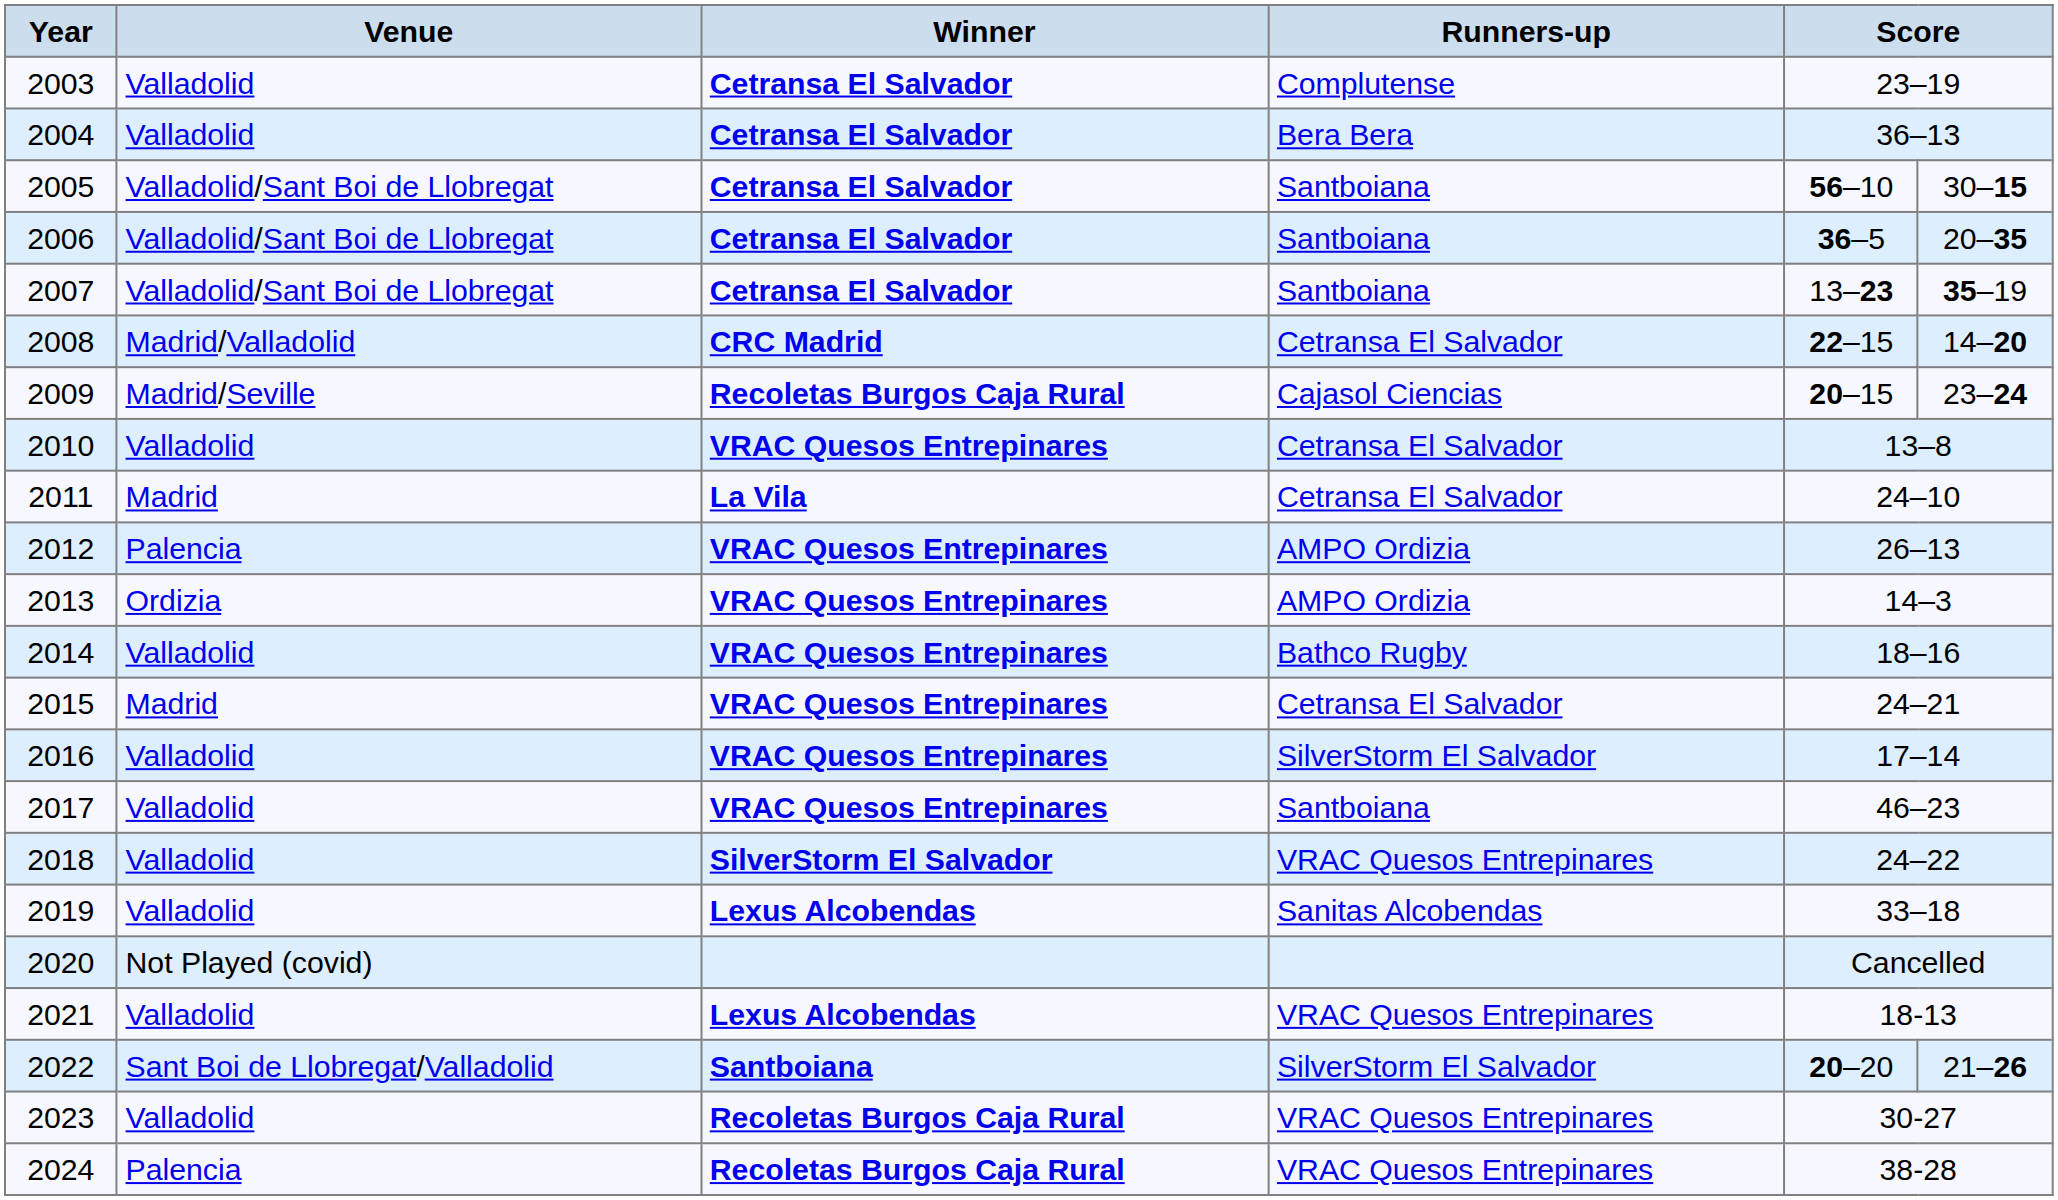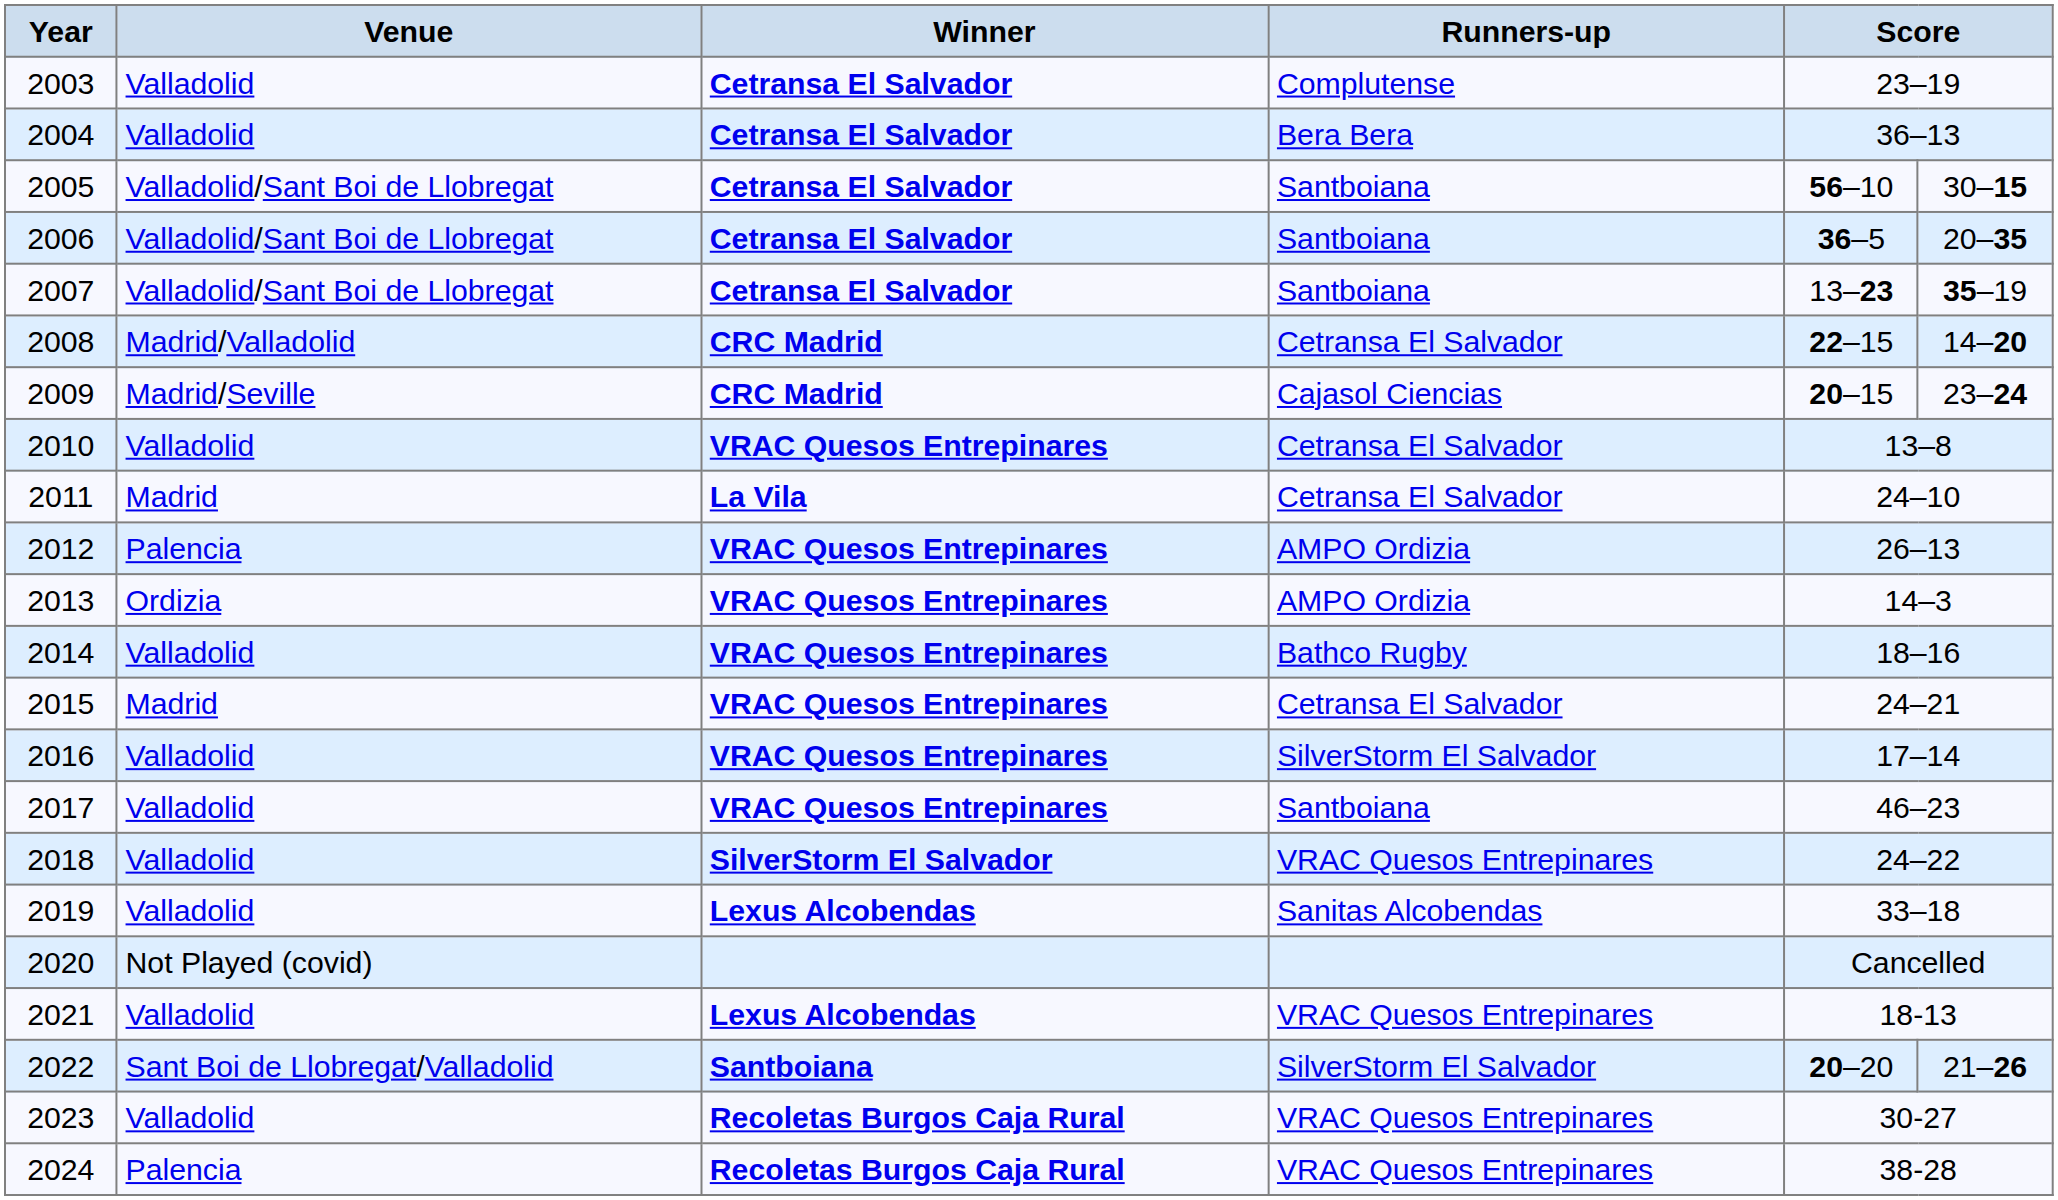(917, 393) Recoletas Burgos Caja Rural -> (796, 393) CRC Madrid
